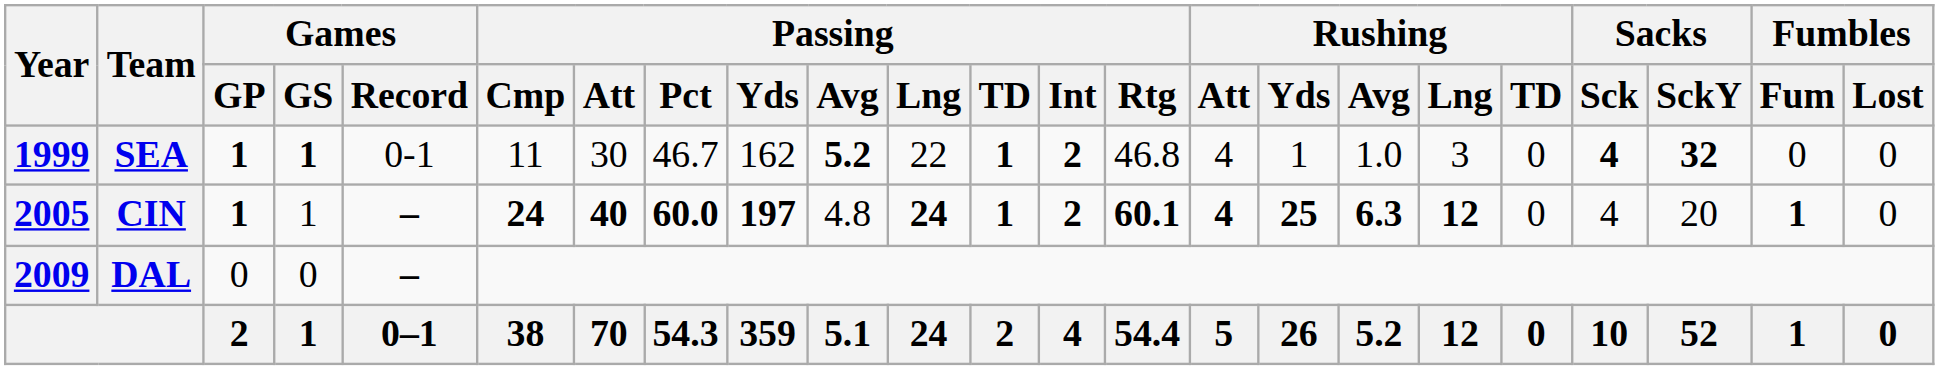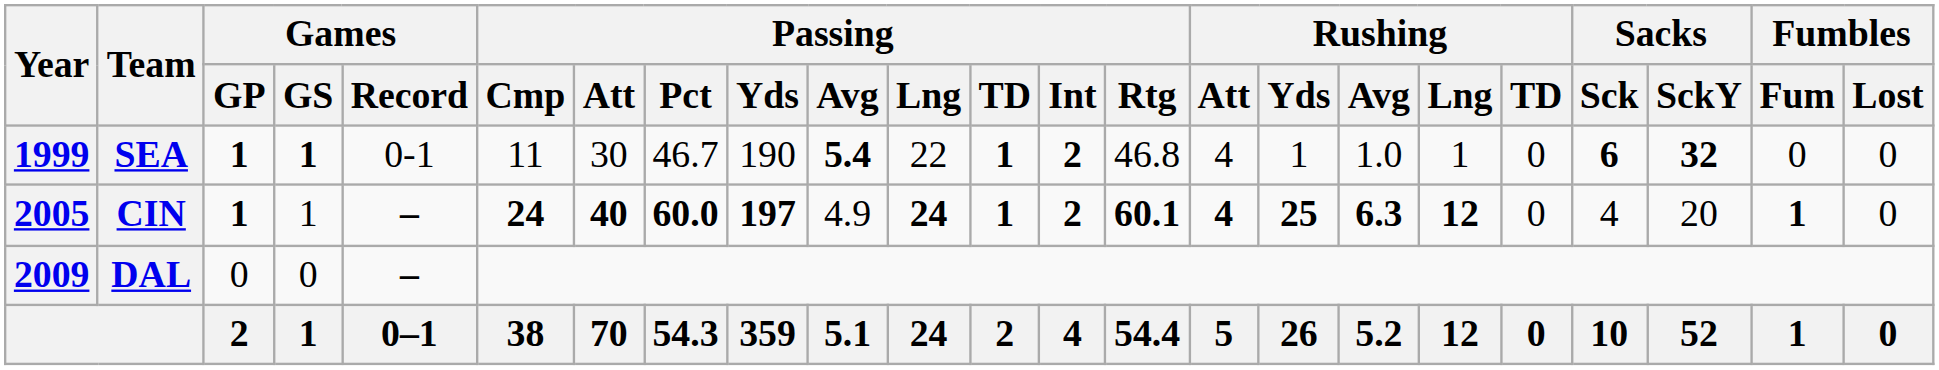(767, 154) 162 -> (767, 154) 190
(847, 154) 5.2 -> (847, 154) 5.4
(1460, 154) 3 -> (1460, 154) 1
(1609, 154) 4 -> (1609, 154) 6
(847, 214) 4.8 -> (847, 214) 4.9
